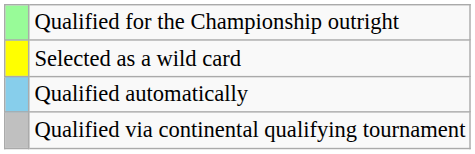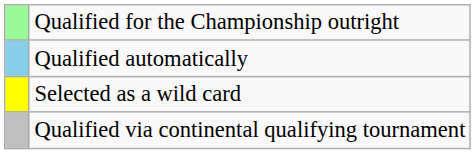rows swapped: (141, 93) <-> (138, 58)
